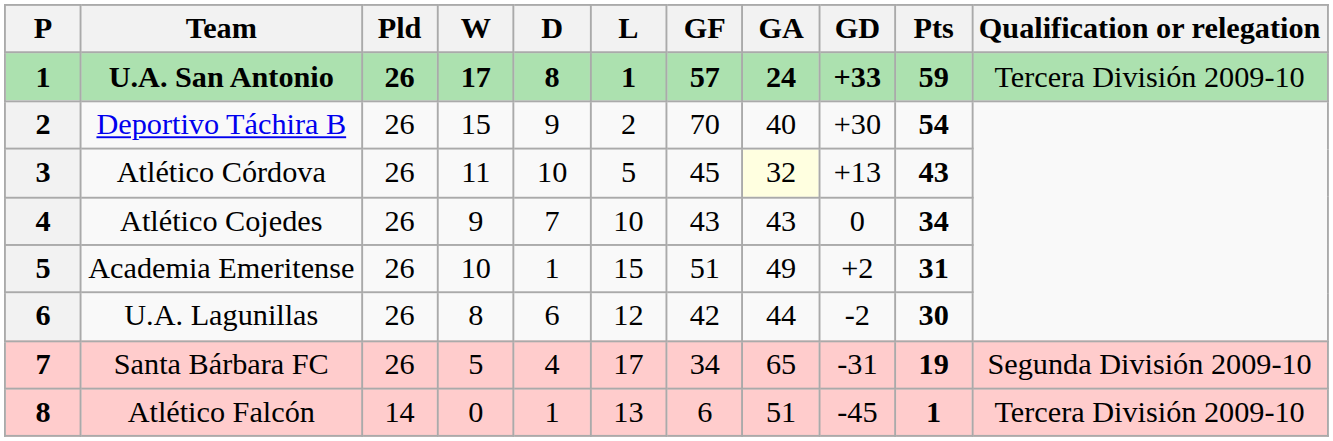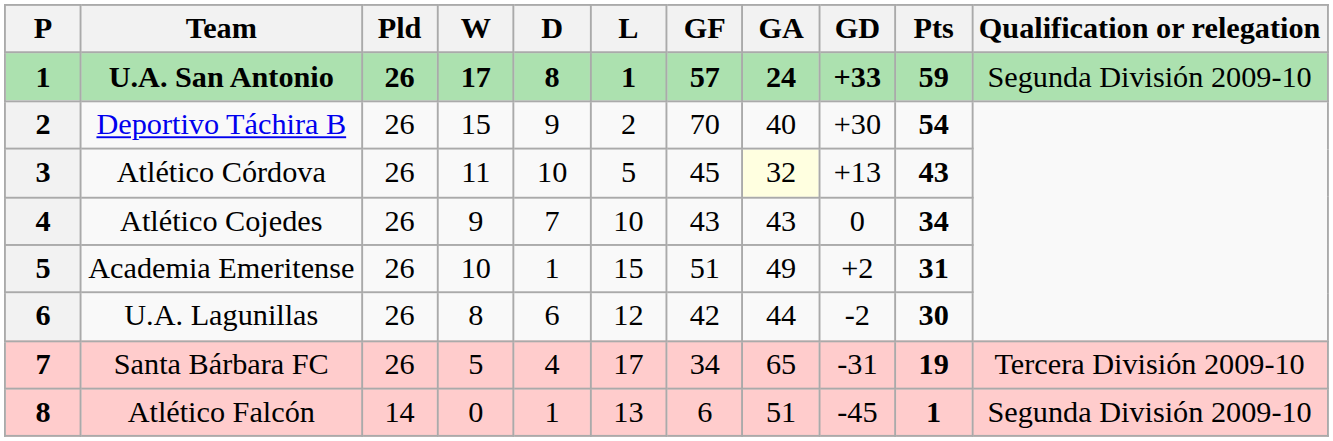(1150, 76) Tercera División 2009-10 -> (1150, 76) Segunda División 2009-10
(1150, 364) Segunda División 2009-10 -> (1150, 364) Tercera División 2009-10
(1150, 412) Tercera División 2009-10 -> (1150, 412) Segunda División 2009-10
